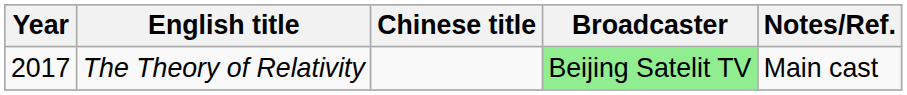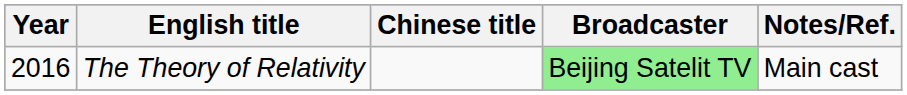(41, 68) 2017 -> (41, 68) 2016
